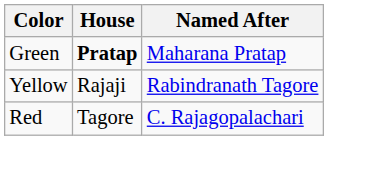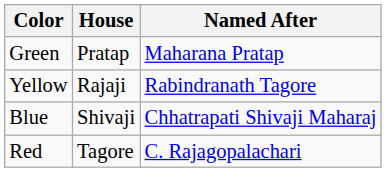(107, 53) bold -> (103, 53) normal
+ row: (29, 118)
